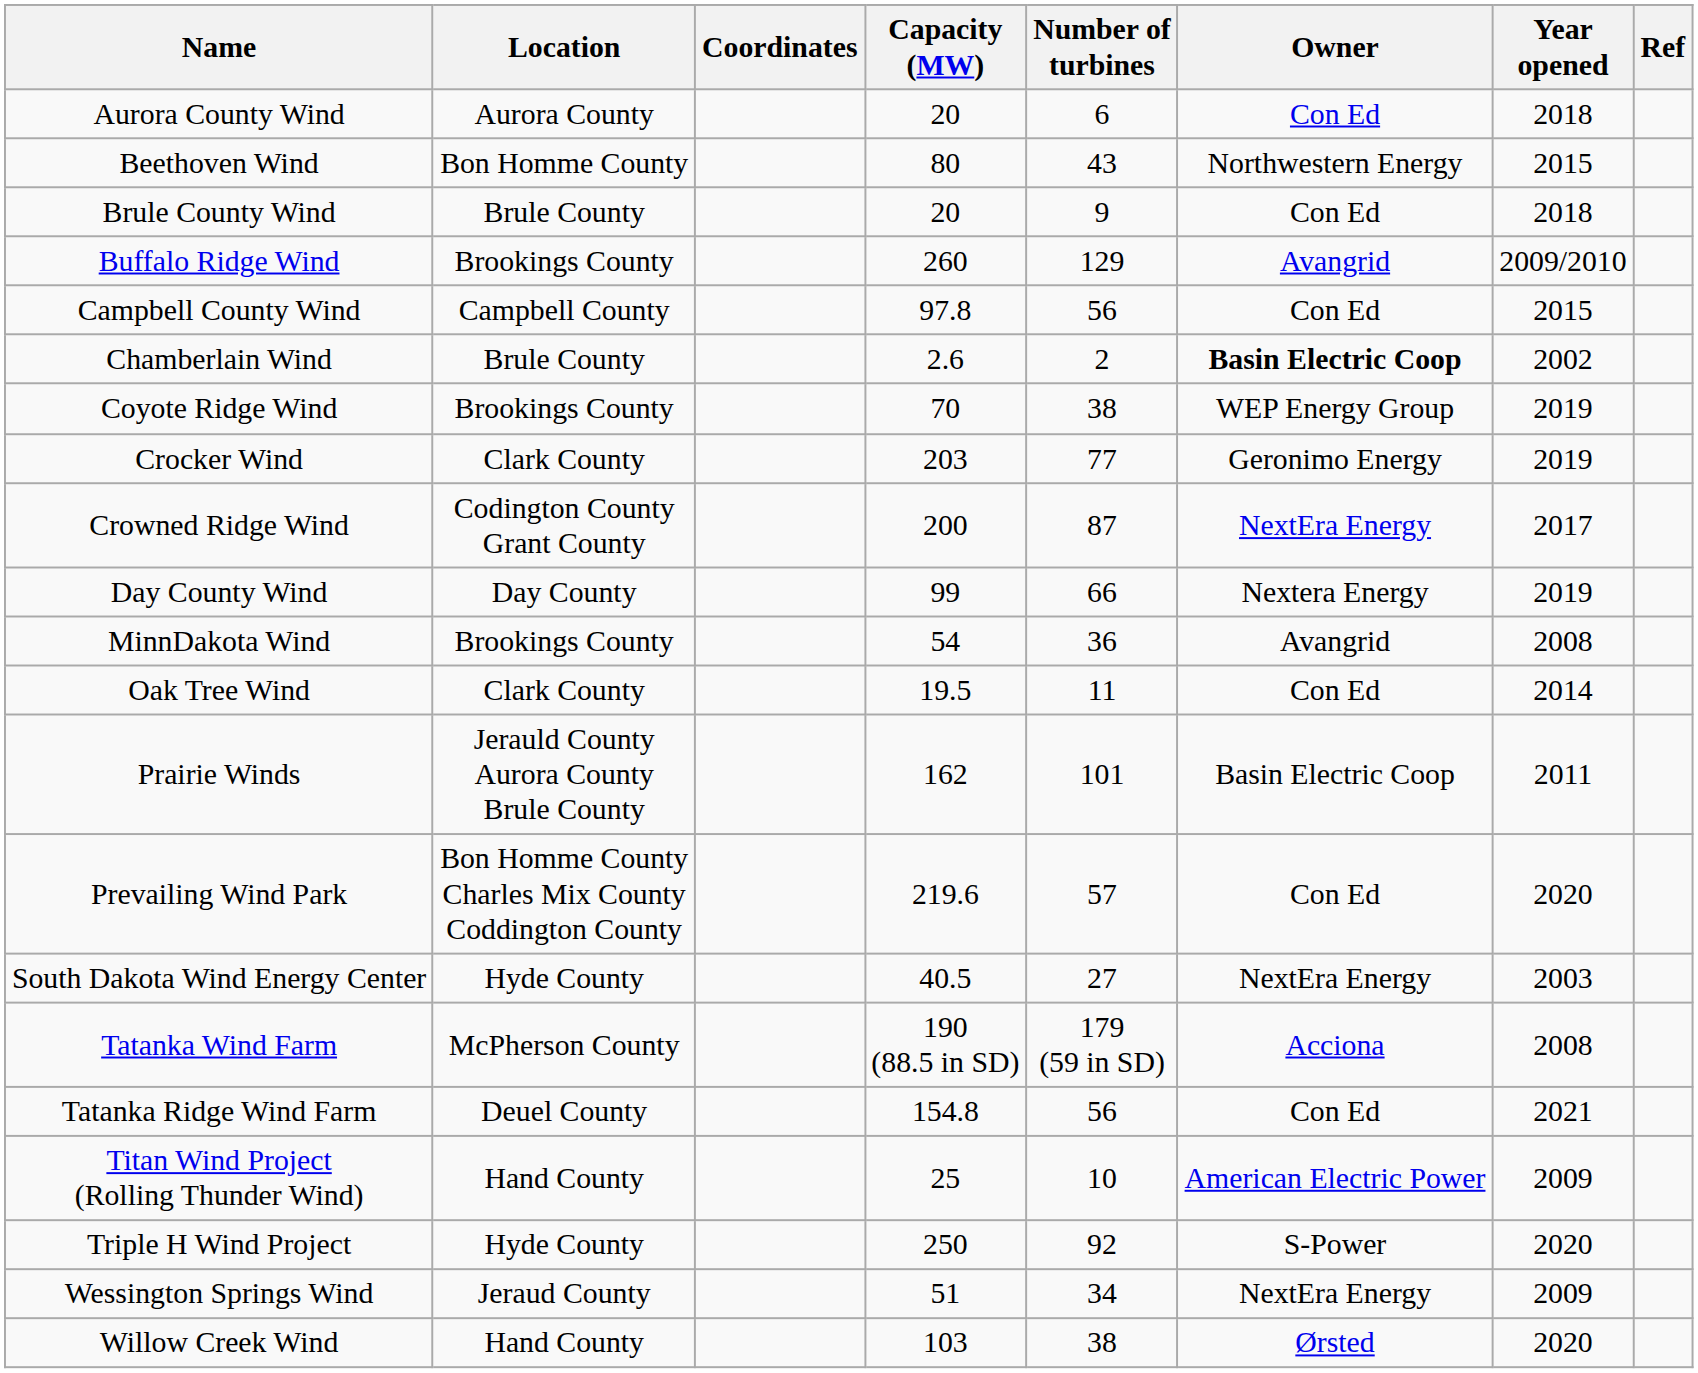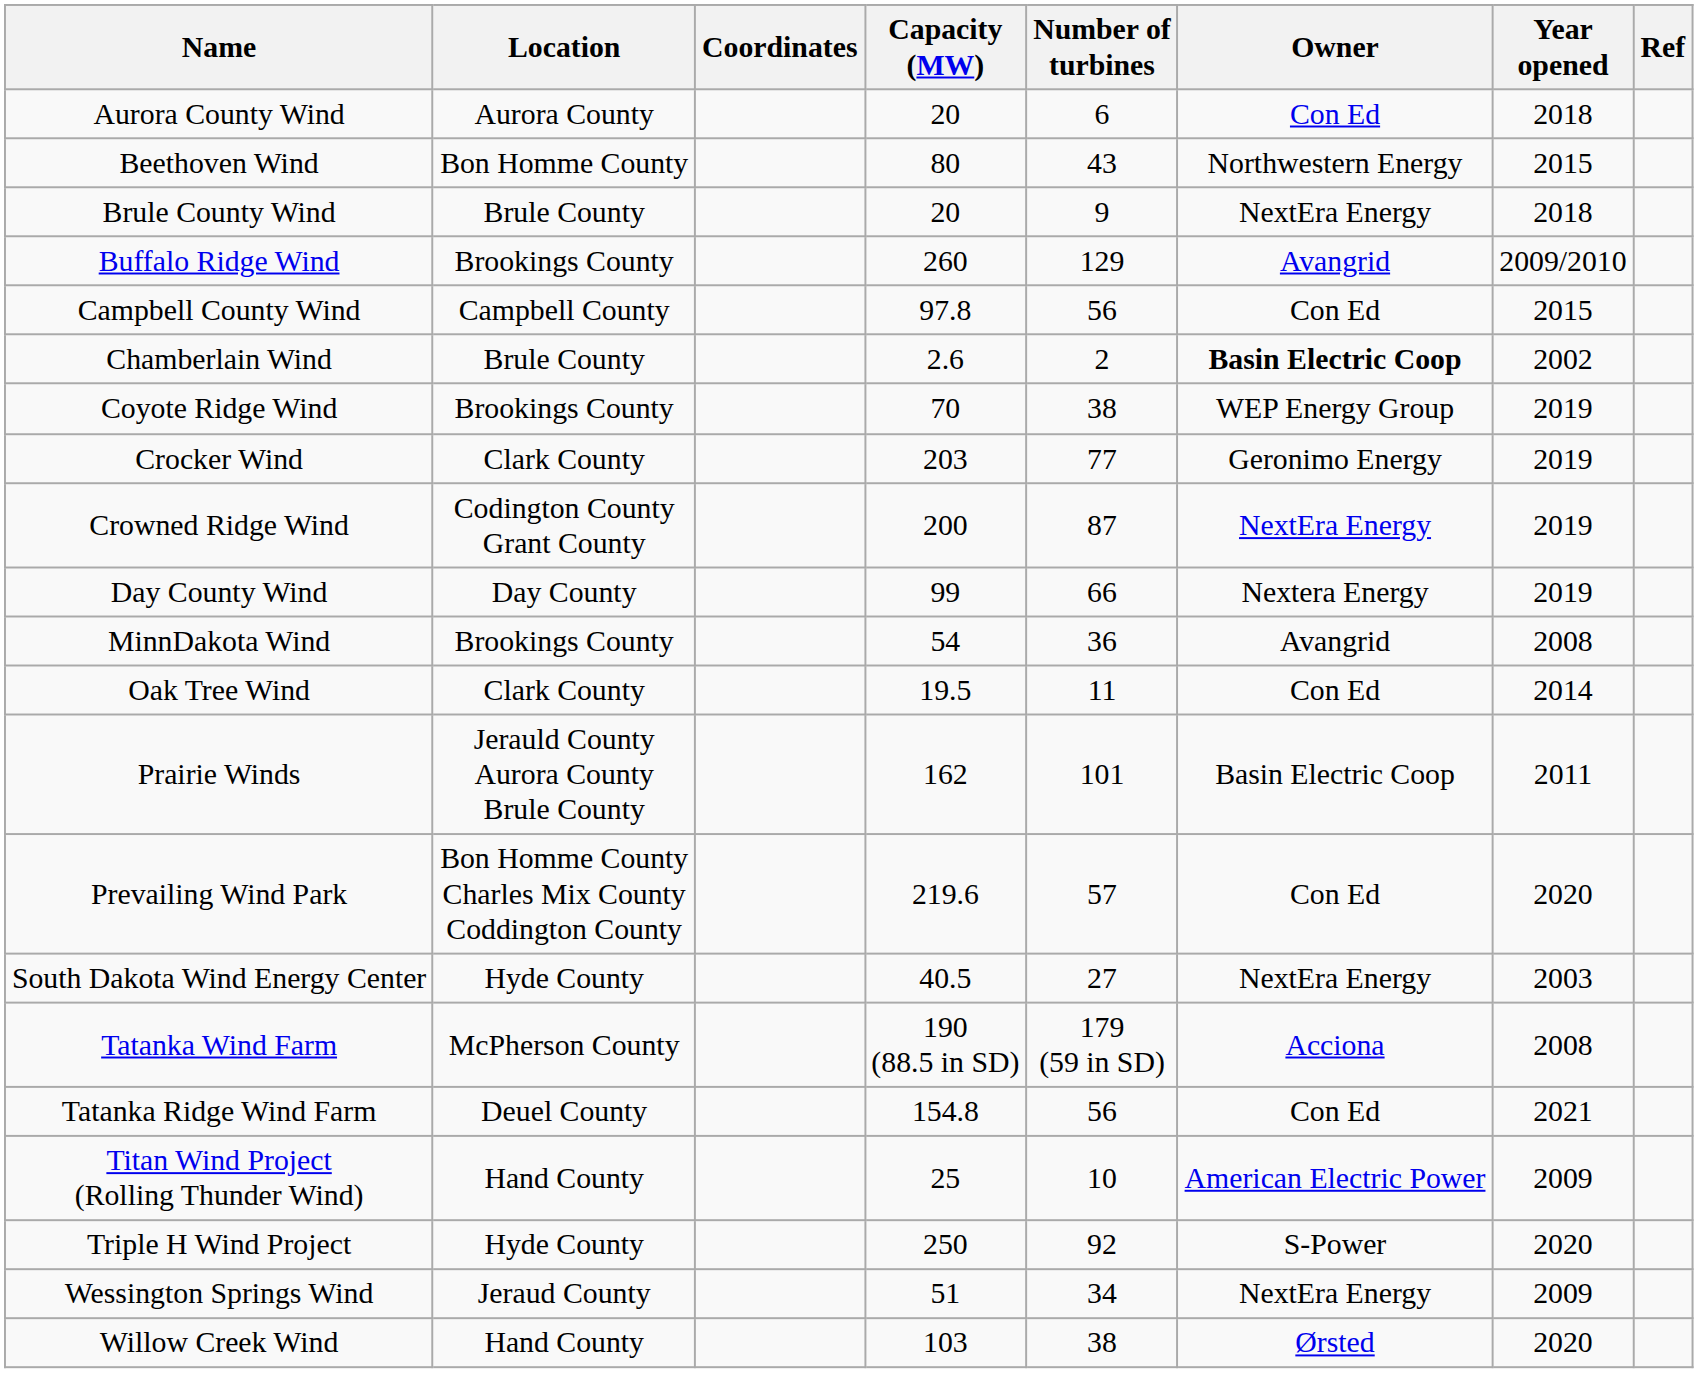(1335, 211) Con Ed -> (1335, 211) NextEra Energy
(1563, 524) 2017 -> (1563, 524) 2019
